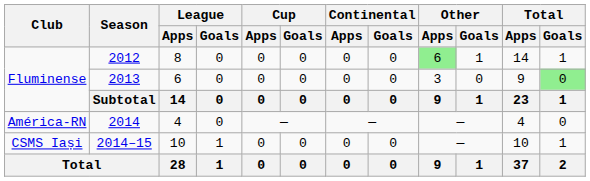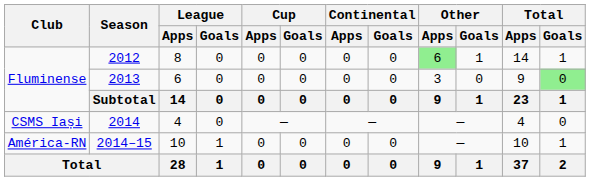(47, 122) América-RN -> (47, 122) CSMS Iași
(47, 144) CSMS Iași -> (47, 144) América-RN
